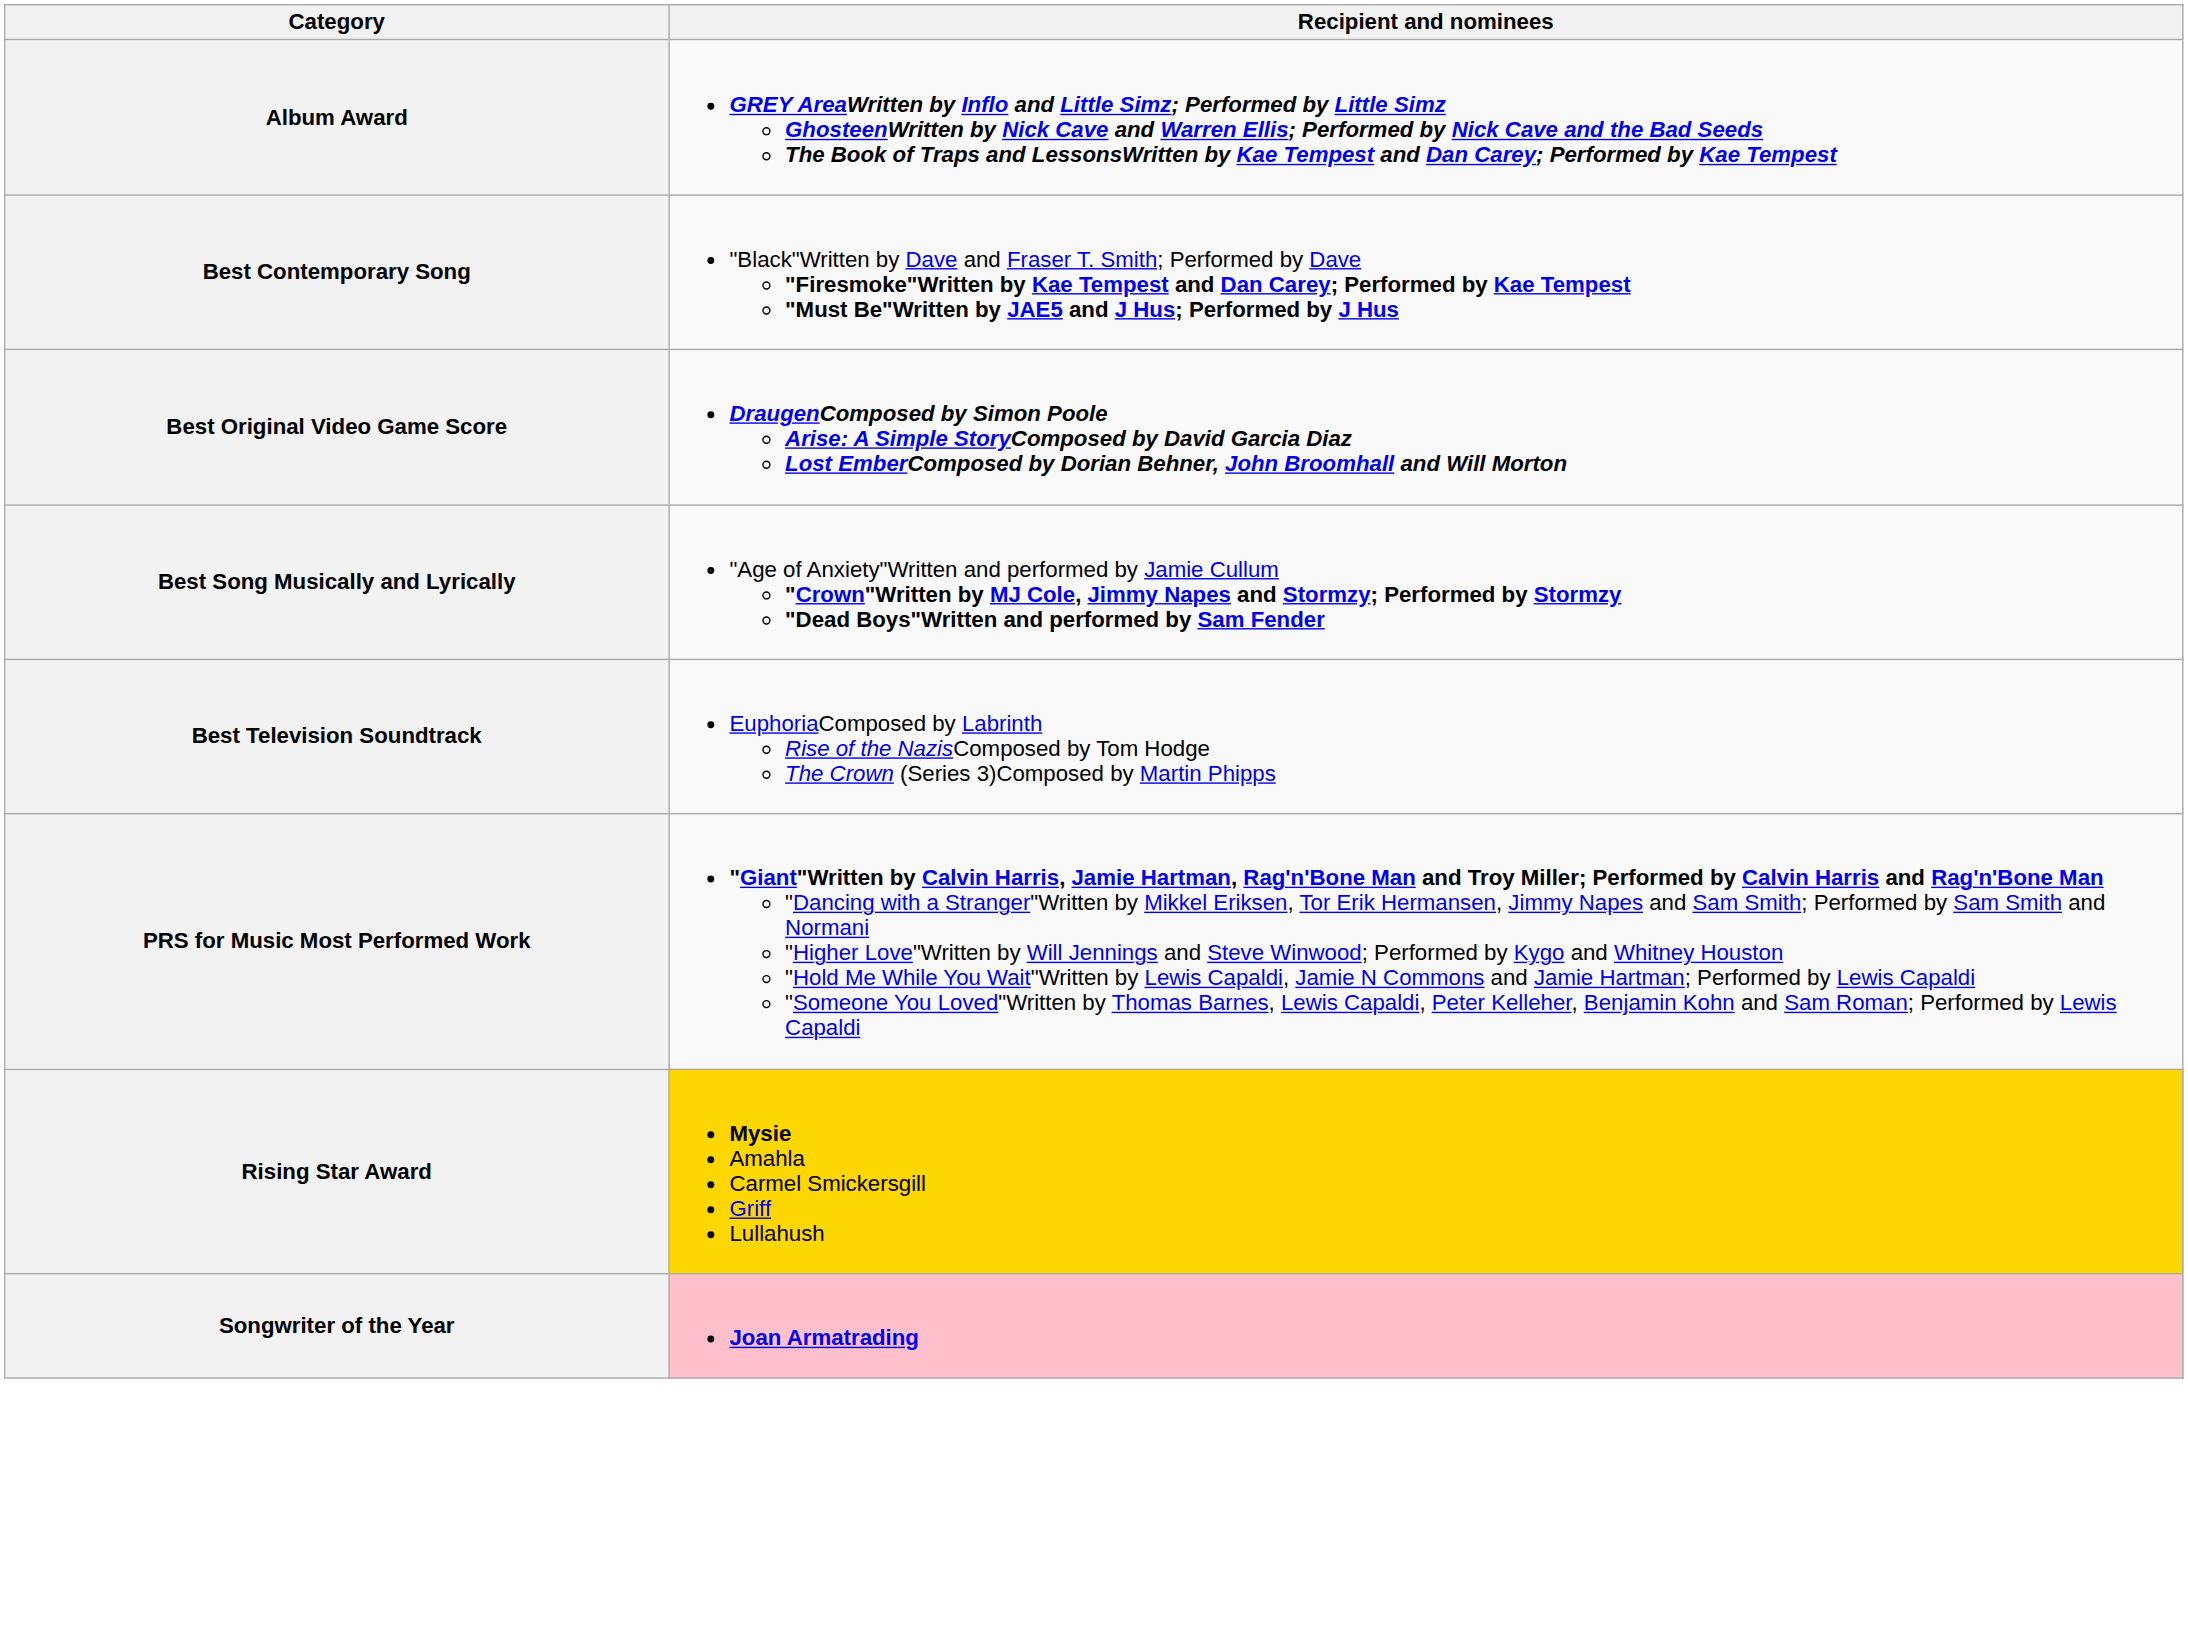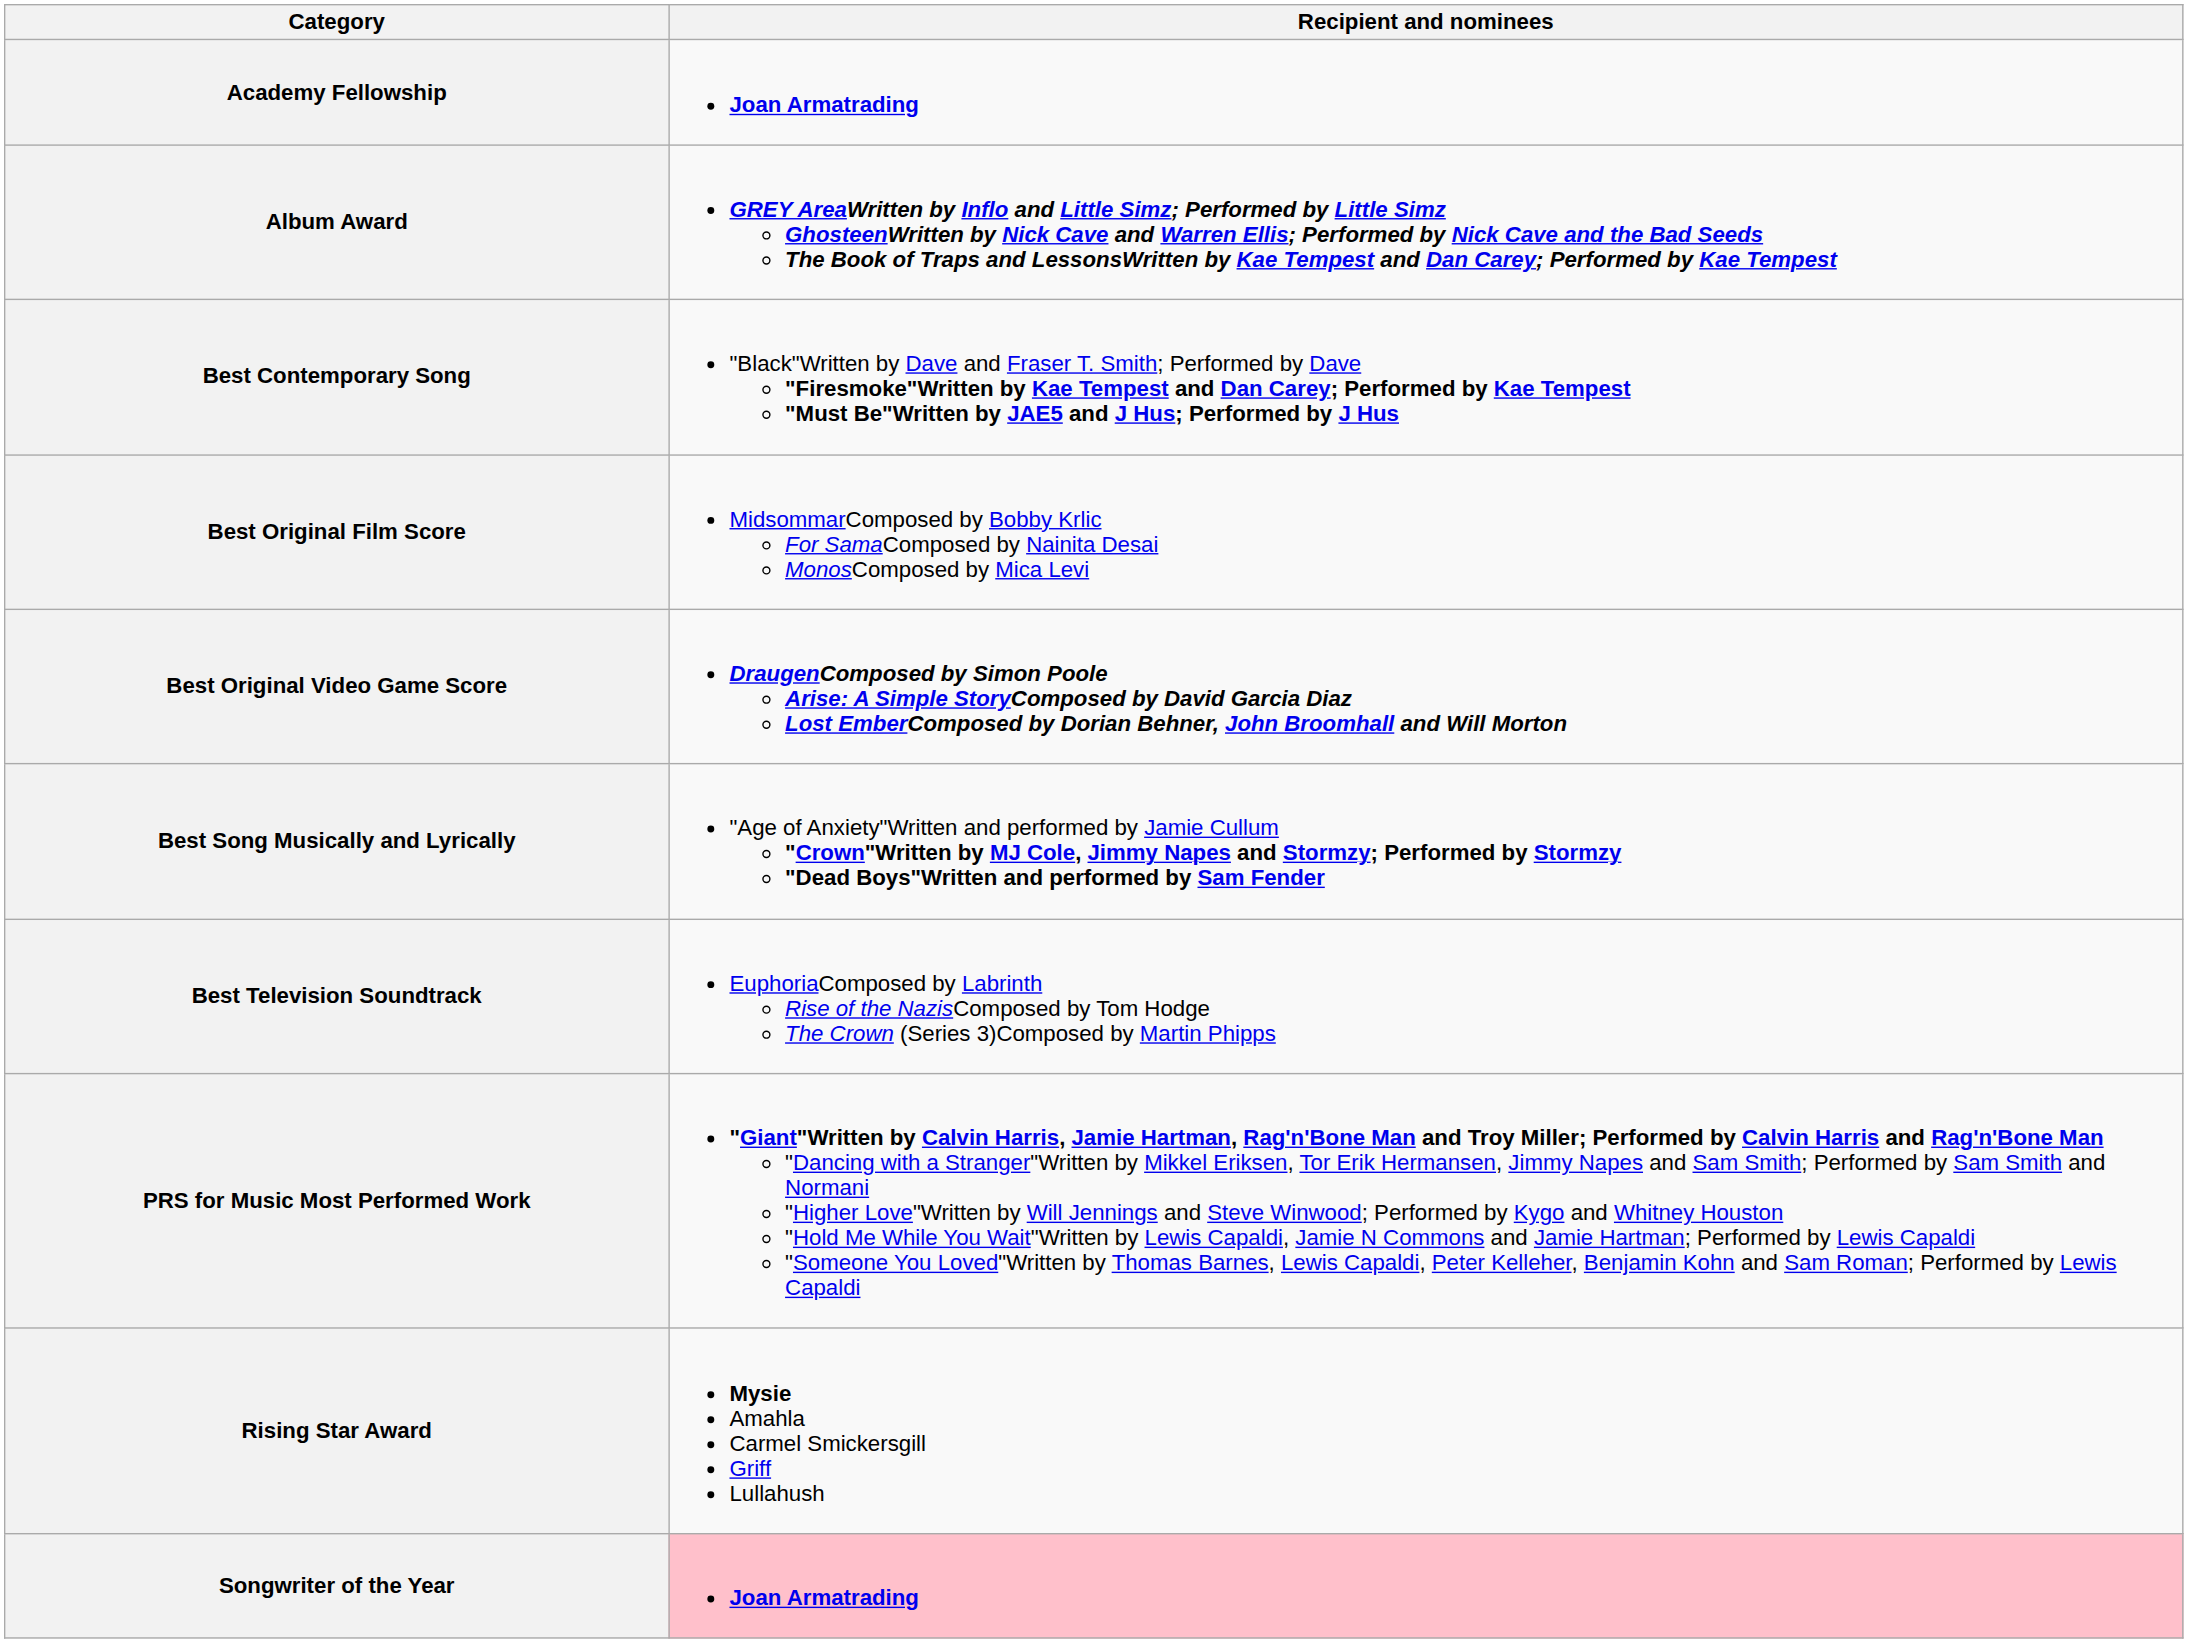+ row: (337, 92)
+ row: (337, 531)
(1426, 1184) gold background -> (1426, 1443) no background
